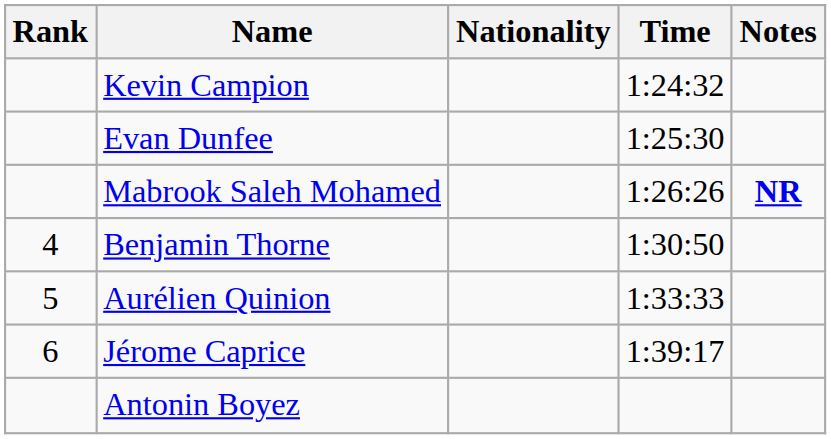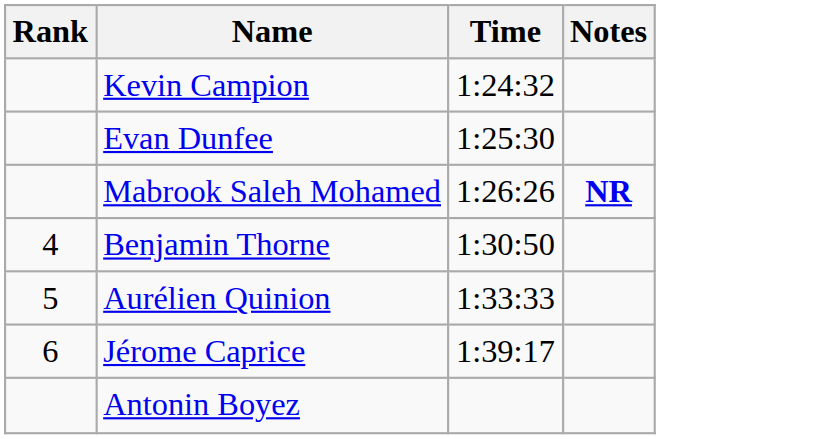- column: (533, 31)
